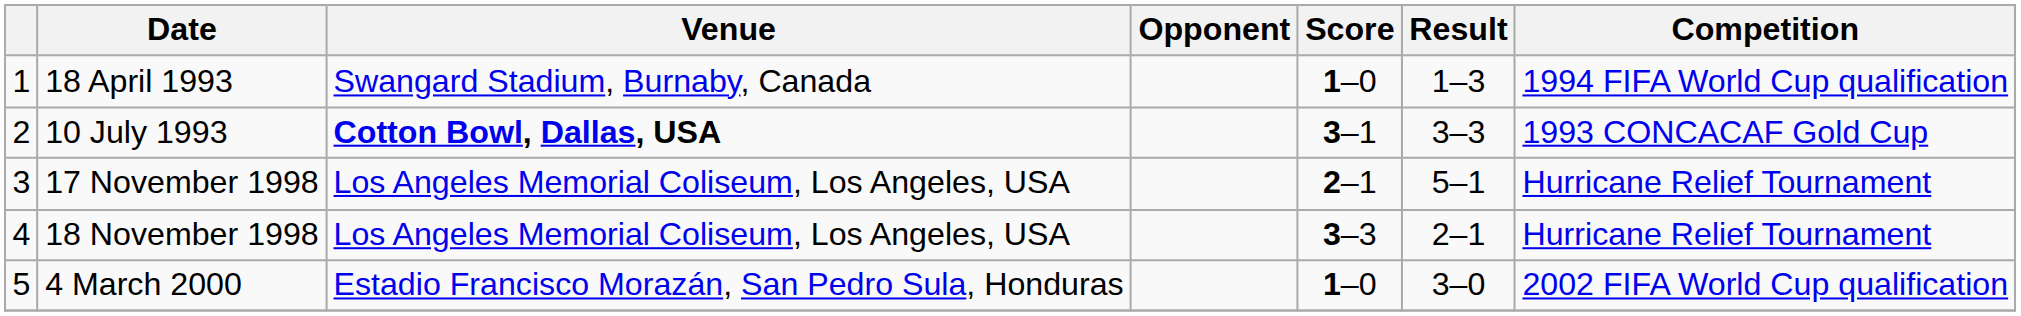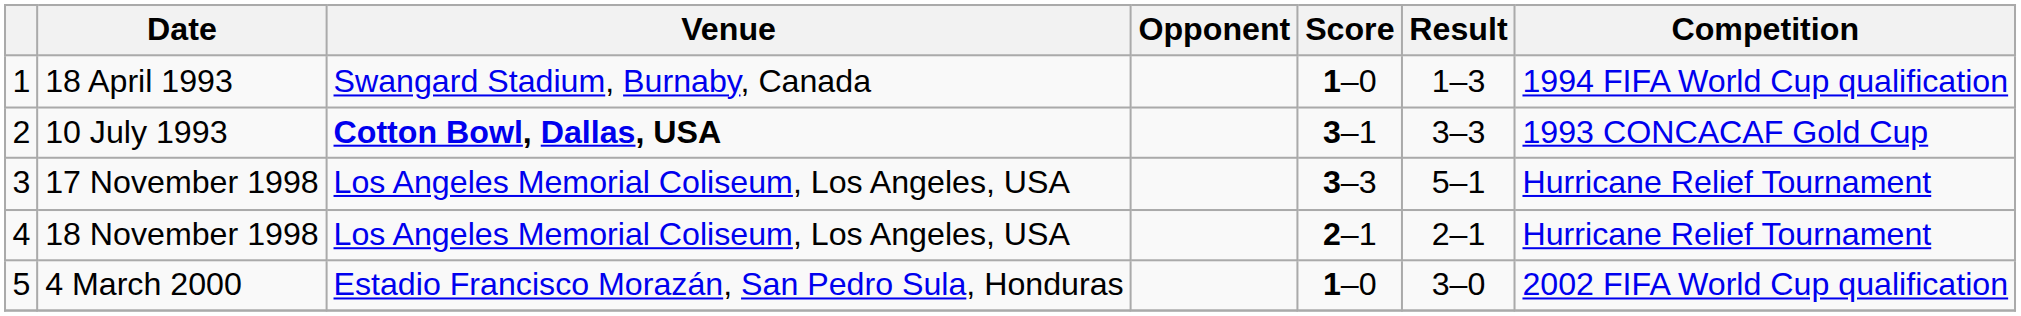(1350, 183) 2–1 -> (1350, 183) 3–3
(1350, 234) 3–3 -> (1350, 234) 2–1
